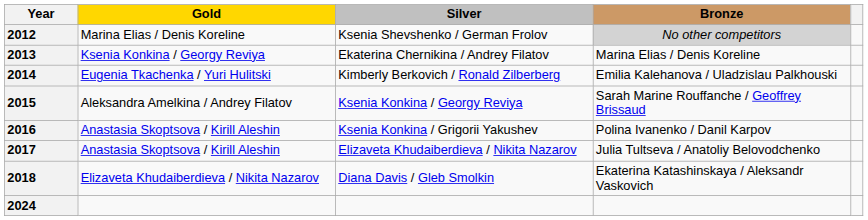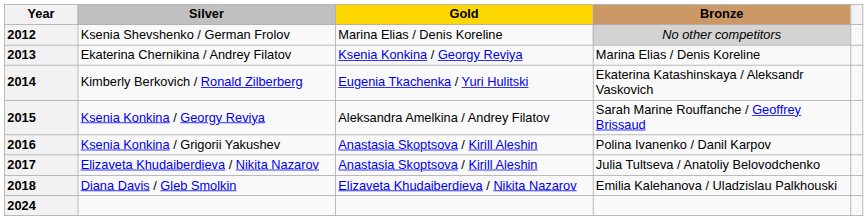columns swapped: (206, 14) <-> (464, 14)
(716, 75) Emilia Kalehanova / Uladzislau Palkhouski -> (700, 82) Ekaterina Katashinskaya / Aleksandr Vaskovich
(700, 178) Ekaterina Katashinskaya / Aleksandr Vaskovich -> (716, 185) Emilia Kalehanova / Uladzislau Palkhouski
